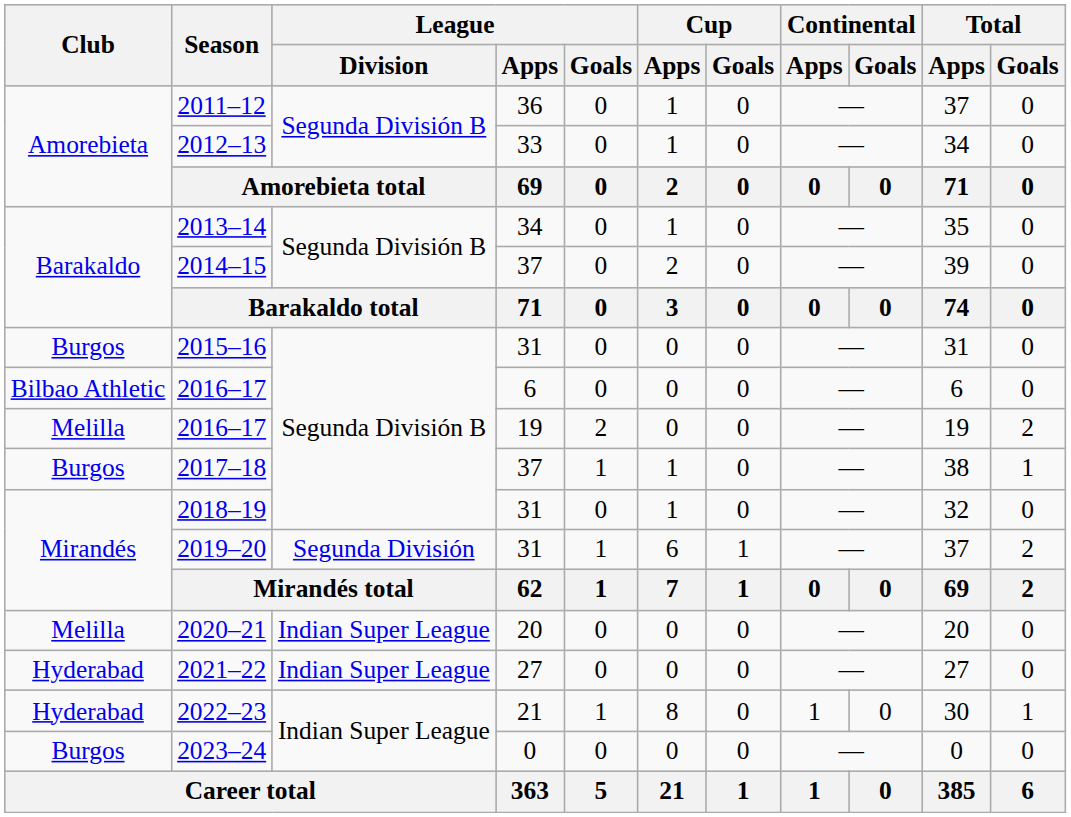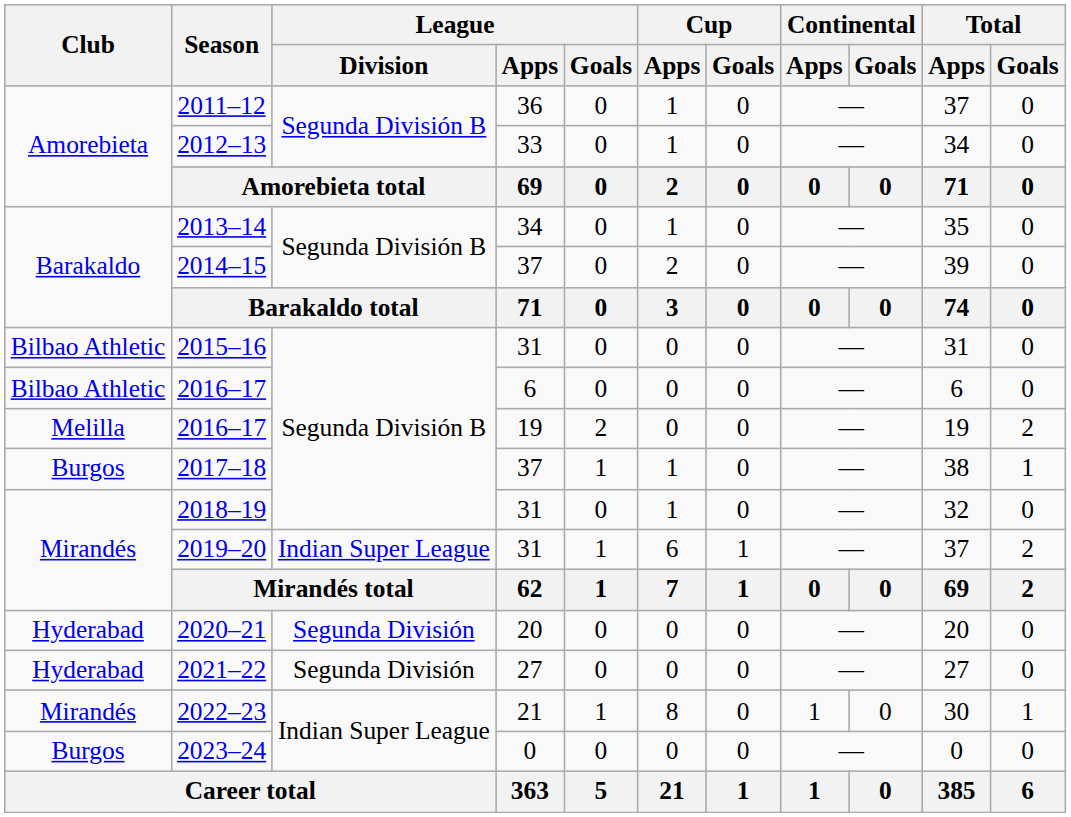(88, 347) Burgos -> (88, 347) Bilbao Athletic
(384, 549) Segunda División -> (384, 549) Indian Super League
(88, 629) Melilla -> (88, 629) Hyderabad
(384, 629) Indian Super League -> (384, 629) Segunda División
(384, 670) Indian Super League -> (384, 670) Segunda División
(88, 710) Hyderabad -> (88, 710) Mirandés
